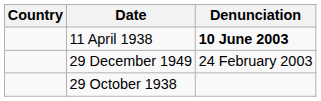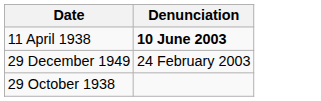- column: (35, 15)
